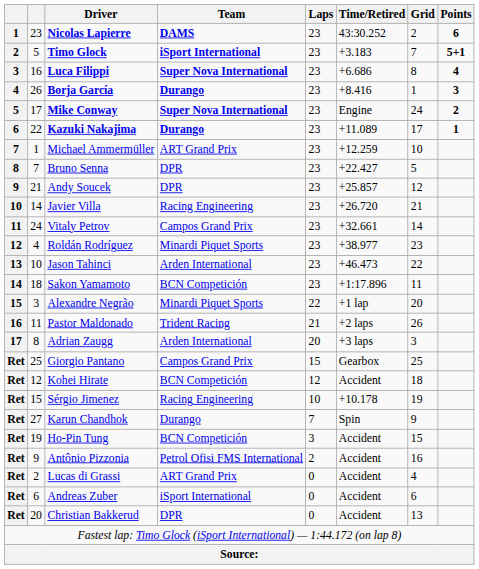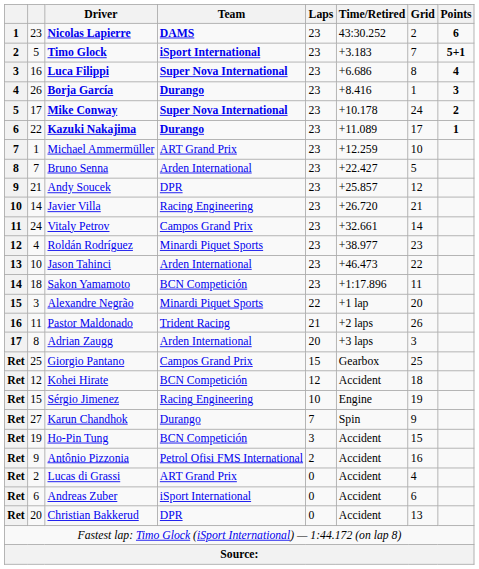(355, 110) Engine -> (358, 110) +10.178
(171, 168) DPR -> (206, 168) Arden International
(358, 399) +10.178 -> (355, 399) Engine
